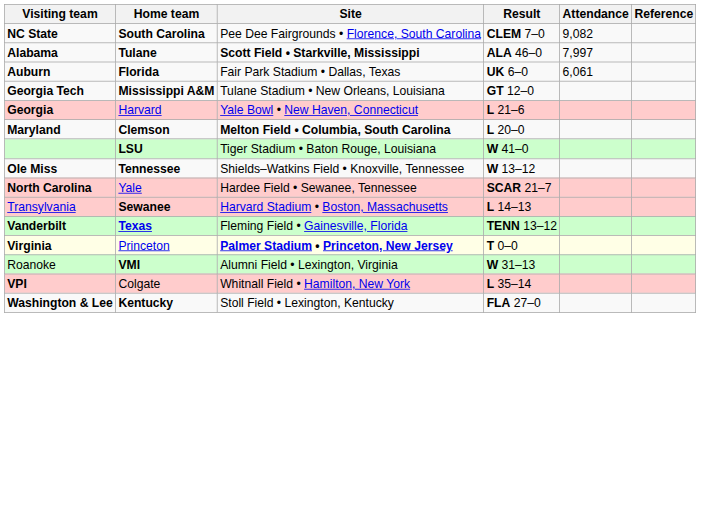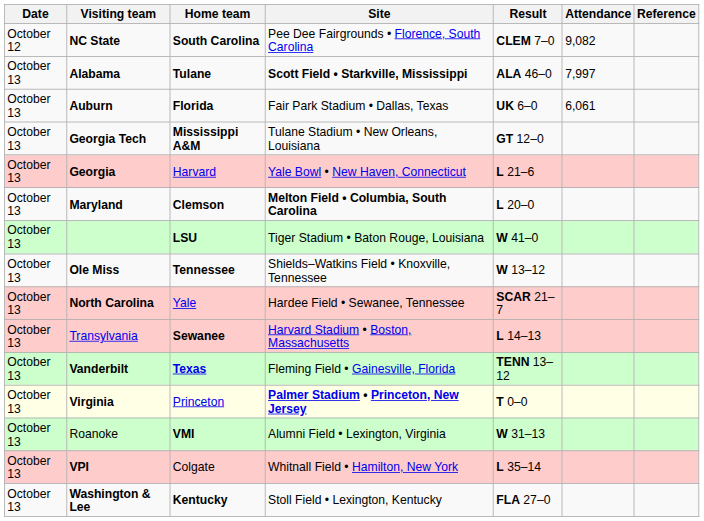+ column: (35, 14)
